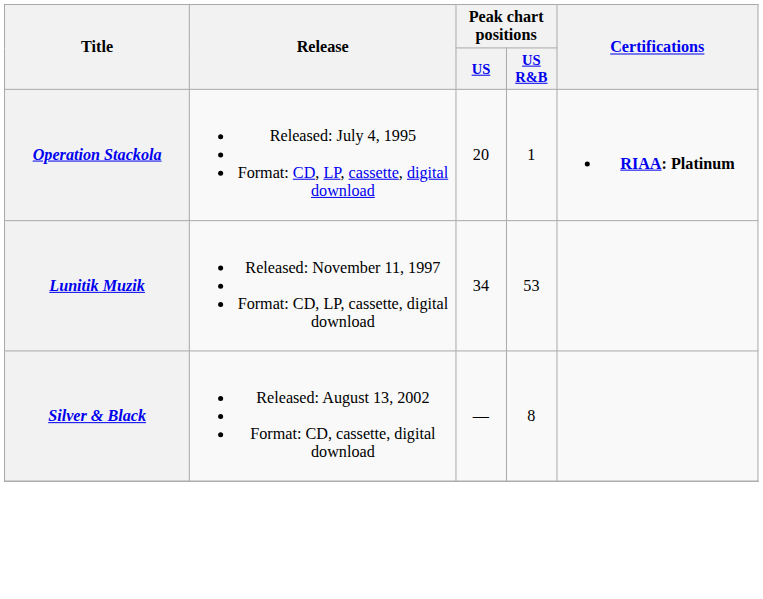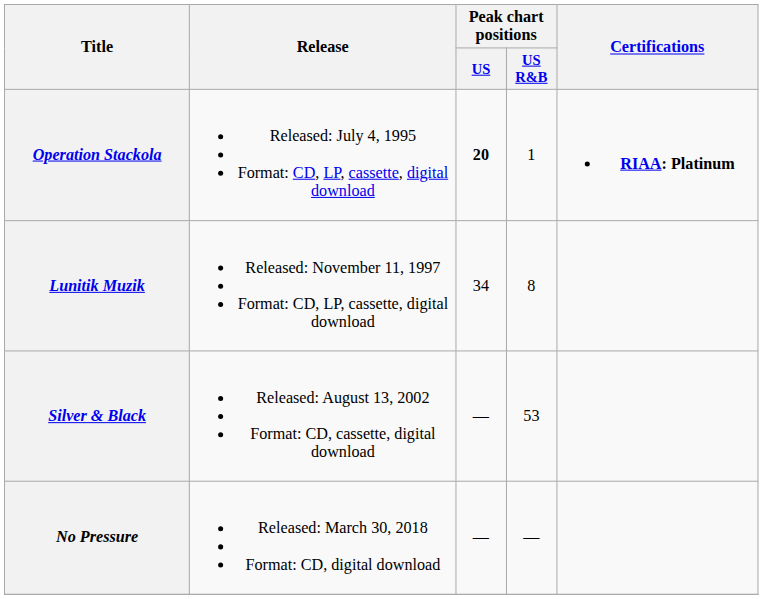(481, 154) normal -> (481, 154) bold
(531, 285) 53 -> (531, 285) 8
(531, 416) 8 -> (531, 416) 53
+ row: (97, 537)
